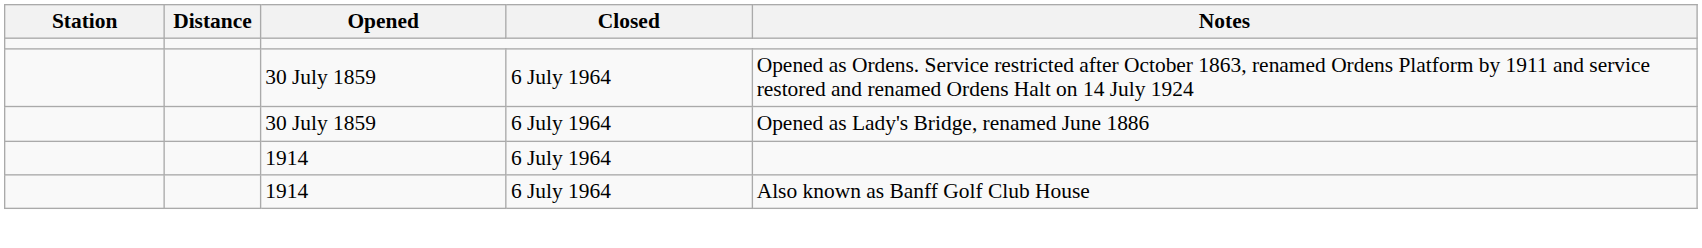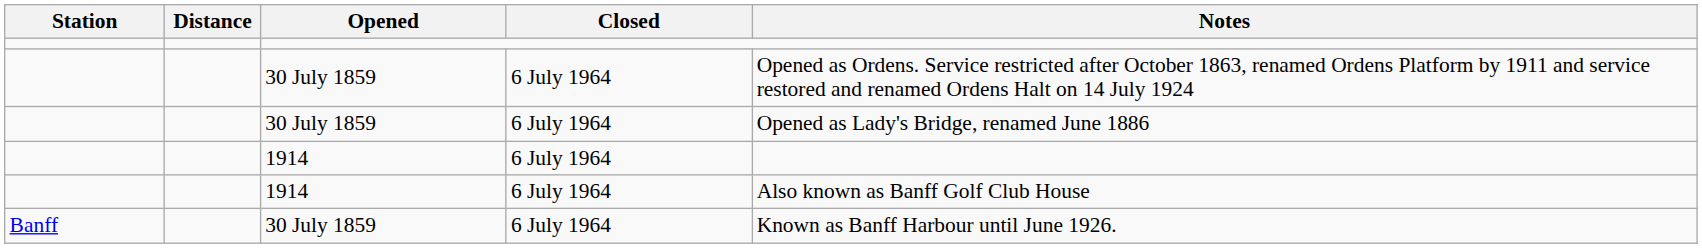+ row: (34, 225)
